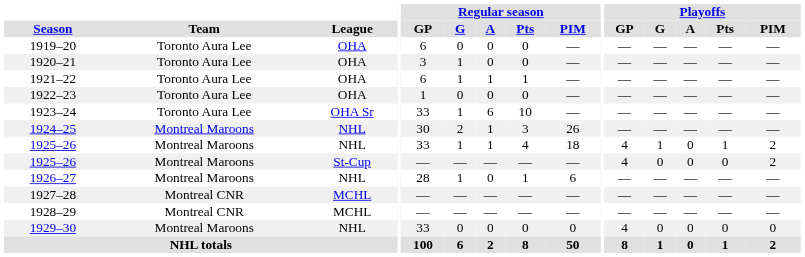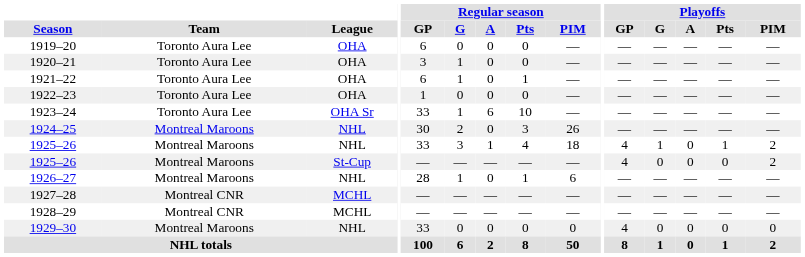(490, 78) 1 -> (490, 78) 0
(490, 128) 1 -> (490, 128) 0
(460, 145) 1 -> (460, 145) 3
